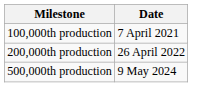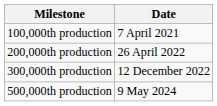+ row: (60, 71)
